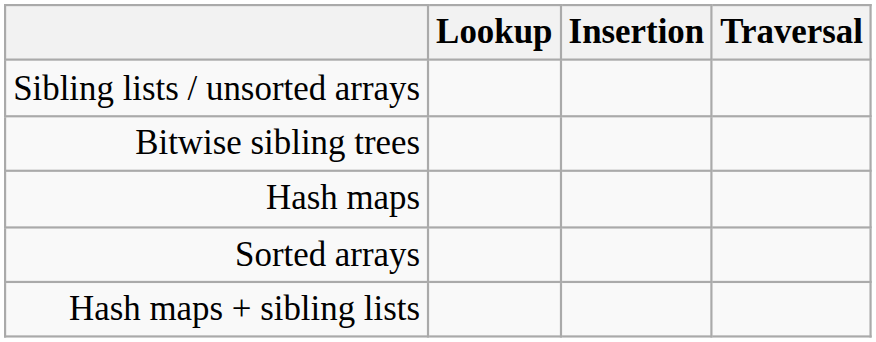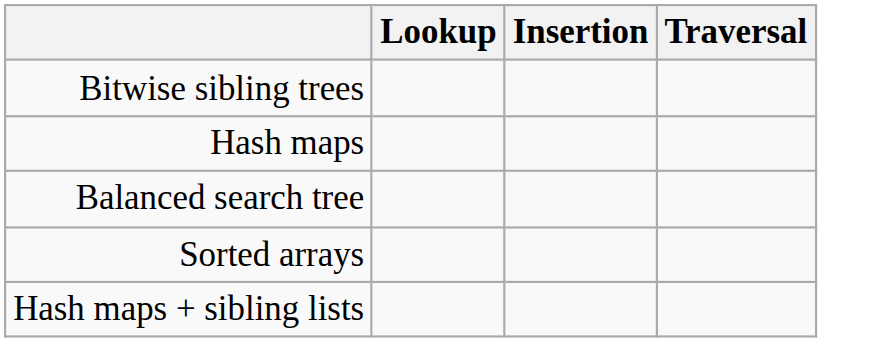- row: (217, 87)
+ row: (220, 198)
